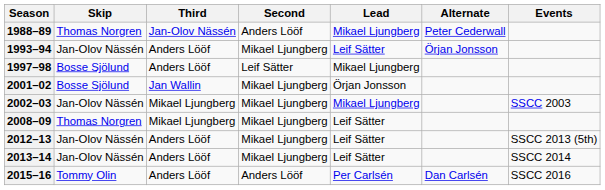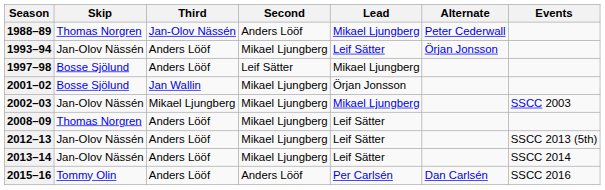(192, 121) Mikael Ljungberg -> (179, 121) Anders Lööf
